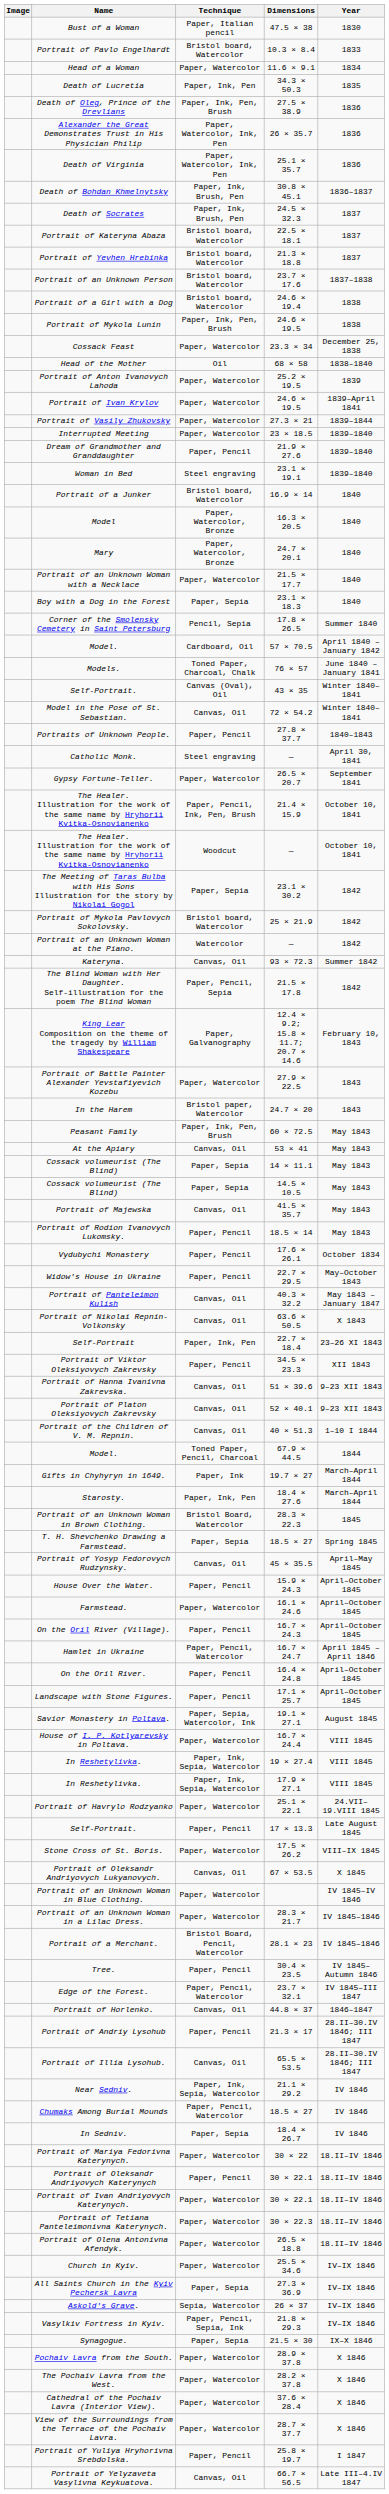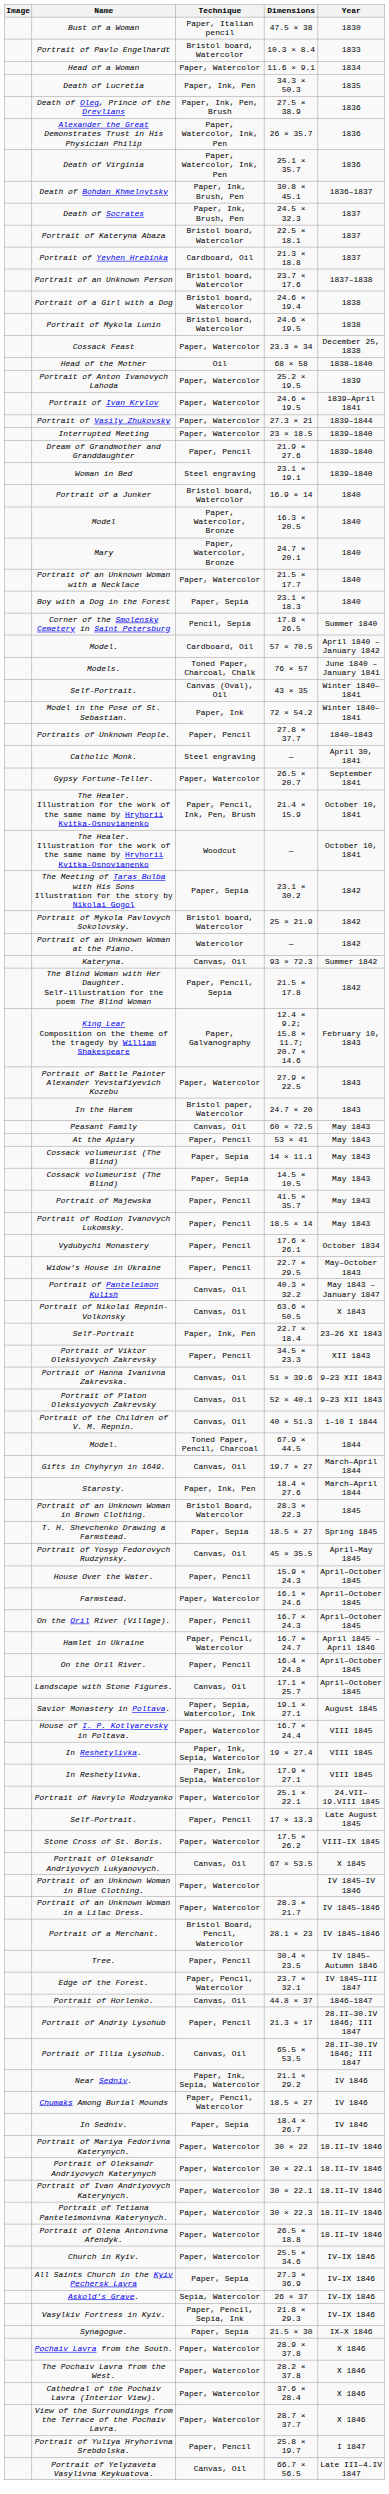(220, 258) Bristol board, Watercolor -> (220, 258) Cardboard, Oil
(220, 324) Paper, Ink, Pen, Brush -> (220, 324) Bristol board, Watercolor
(220, 713) Canvas, Oil -> (220, 713) Paper, Ink
(220, 1131) Paper, Ink, Pen, Brush -> (220, 1127) Canvas, Oil
(220, 1149) Canvas, Oil -> (220, 1140) Paper, Pencil
(220, 1211) Canvas, Oil -> (220, 1201) Paper, Pencil
(220, 1475) Paper, Ink -> (220, 1466) Canvas, Oil
(220, 1696) Paper, Pencil -> (220, 1687) Canvas, Oil
(220, 2178) Paper, Pencil -> (220, 2169) Paper, Watercolor
